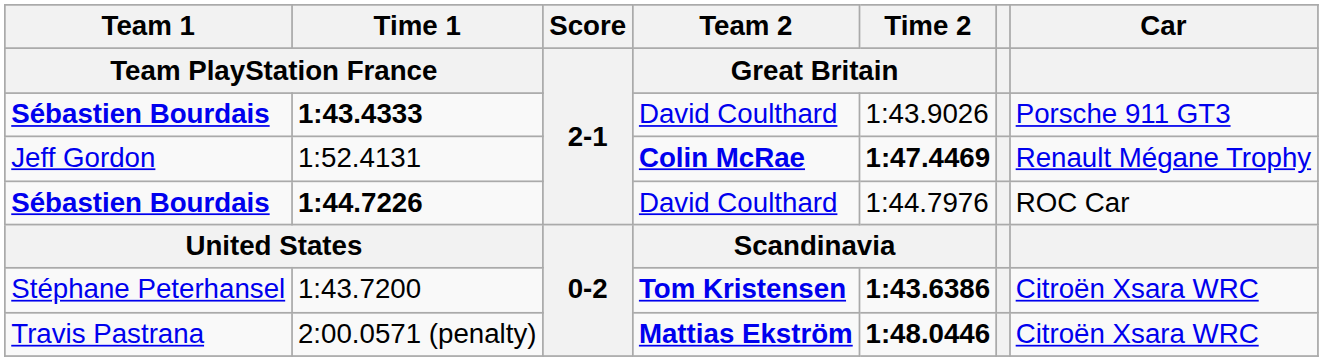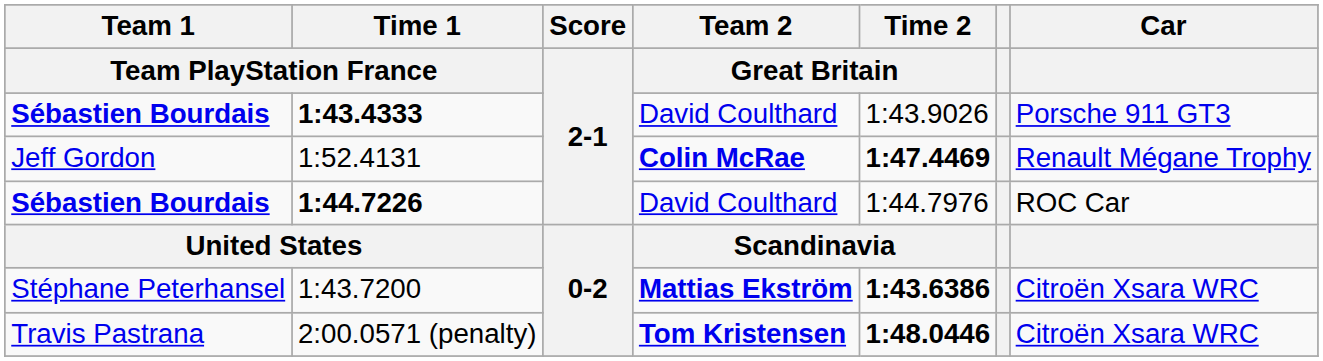(742, 289) Tom Kristensen -> (746, 289) Mattias Ekström
(746, 333) Mattias Ekström -> (742, 333) Tom Kristensen
